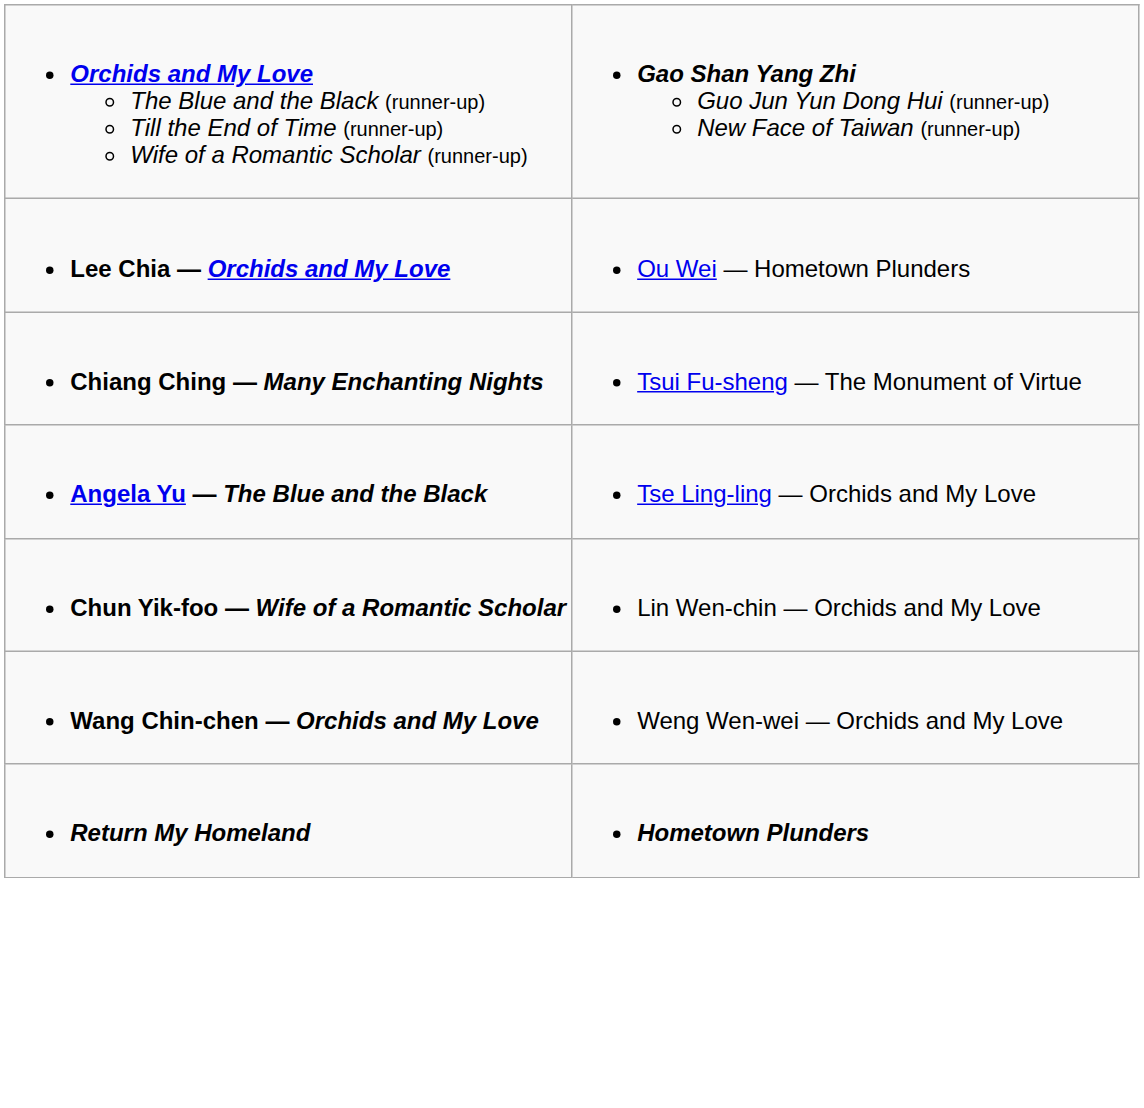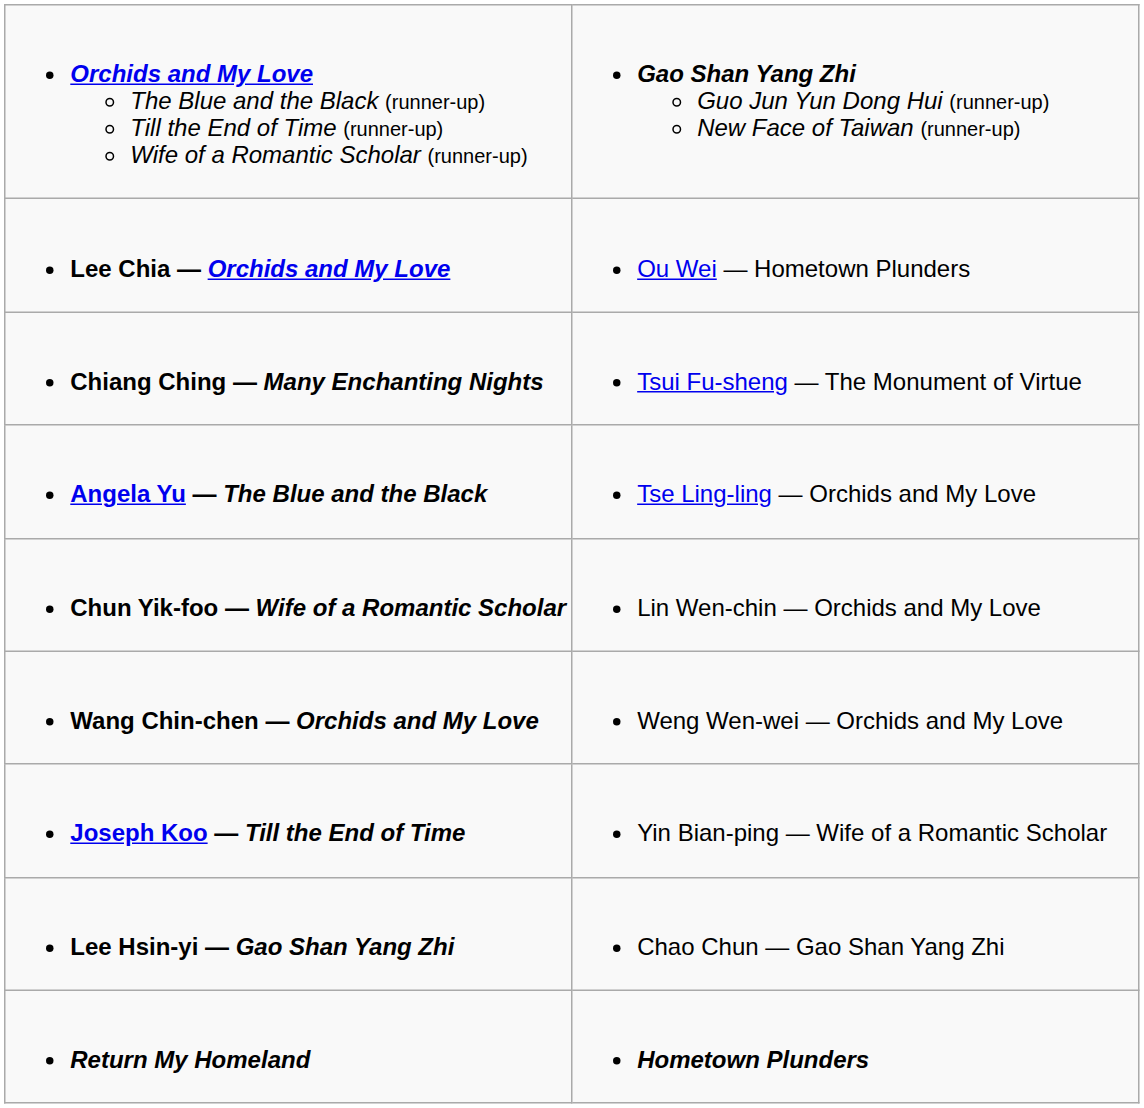+ row: (288, 834)
+ row: (288, 947)
